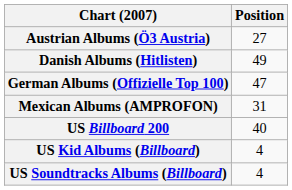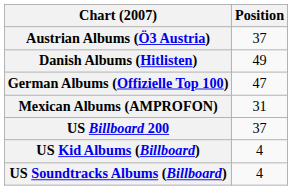(260, 38) 27 -> (260, 38) 37
(260, 128) 40 -> (260, 128) 37
